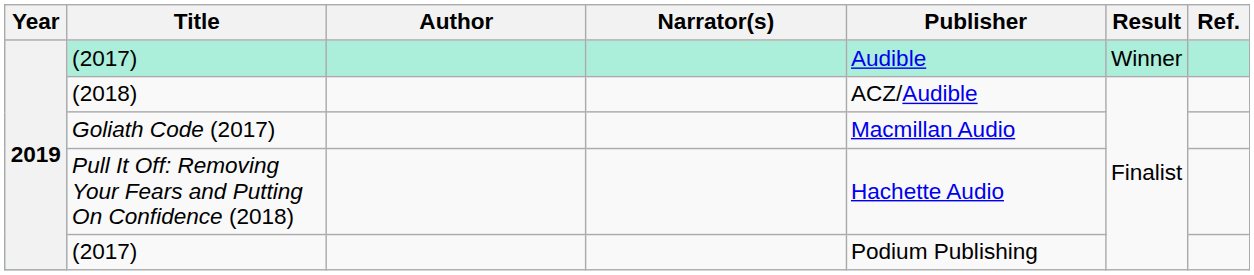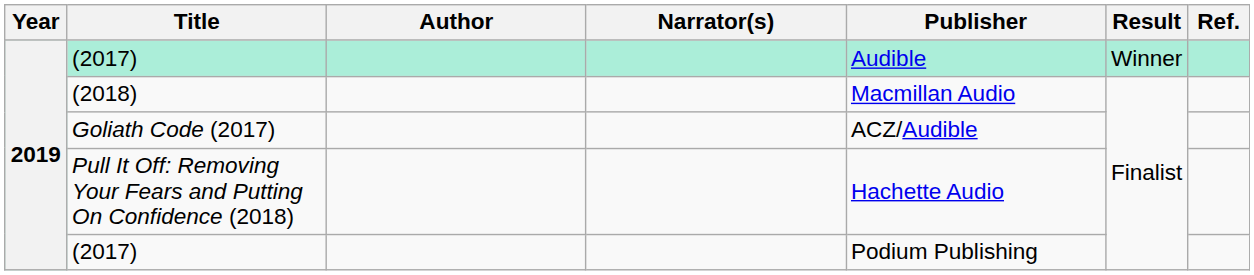(914, 93) ACZ/Audible -> (933, 93) Macmillan Audio
(933, 129) Macmillan Audio -> (914, 129) ACZ/Audible
